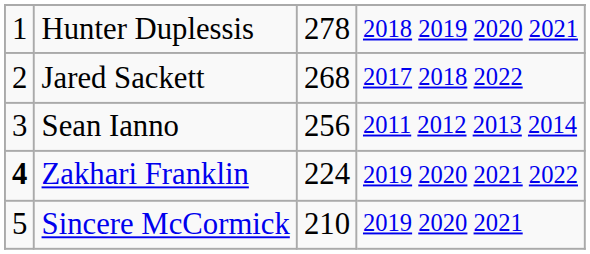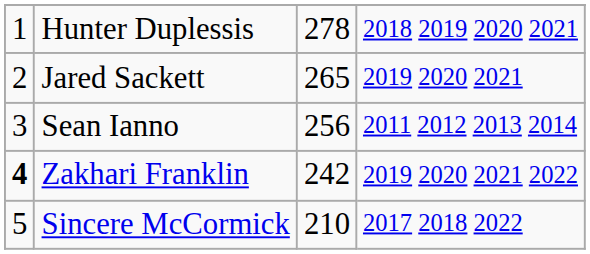(327, 77) 268 -> (327, 77) 265
(443, 77) 2017 2018 2022 -> (443, 77) 2019 2020 2021
(327, 175) 224 -> (327, 175) 242
(443, 223) 2019 2020 2021 -> (443, 223) 2017 2018 2022
